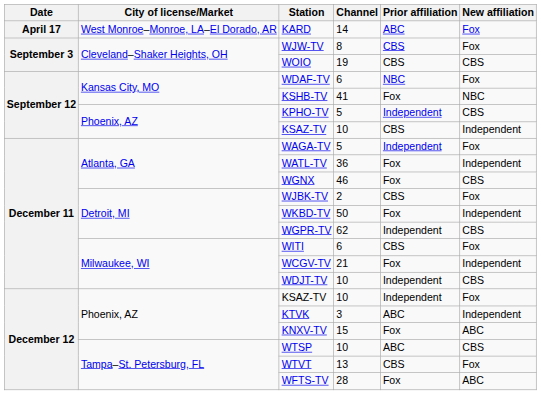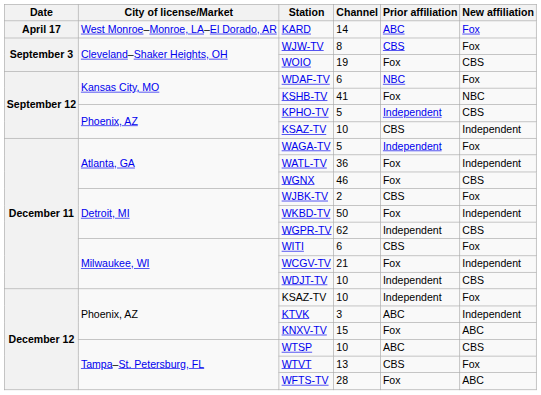(394, 63) CBS -> (392, 63) Fox
